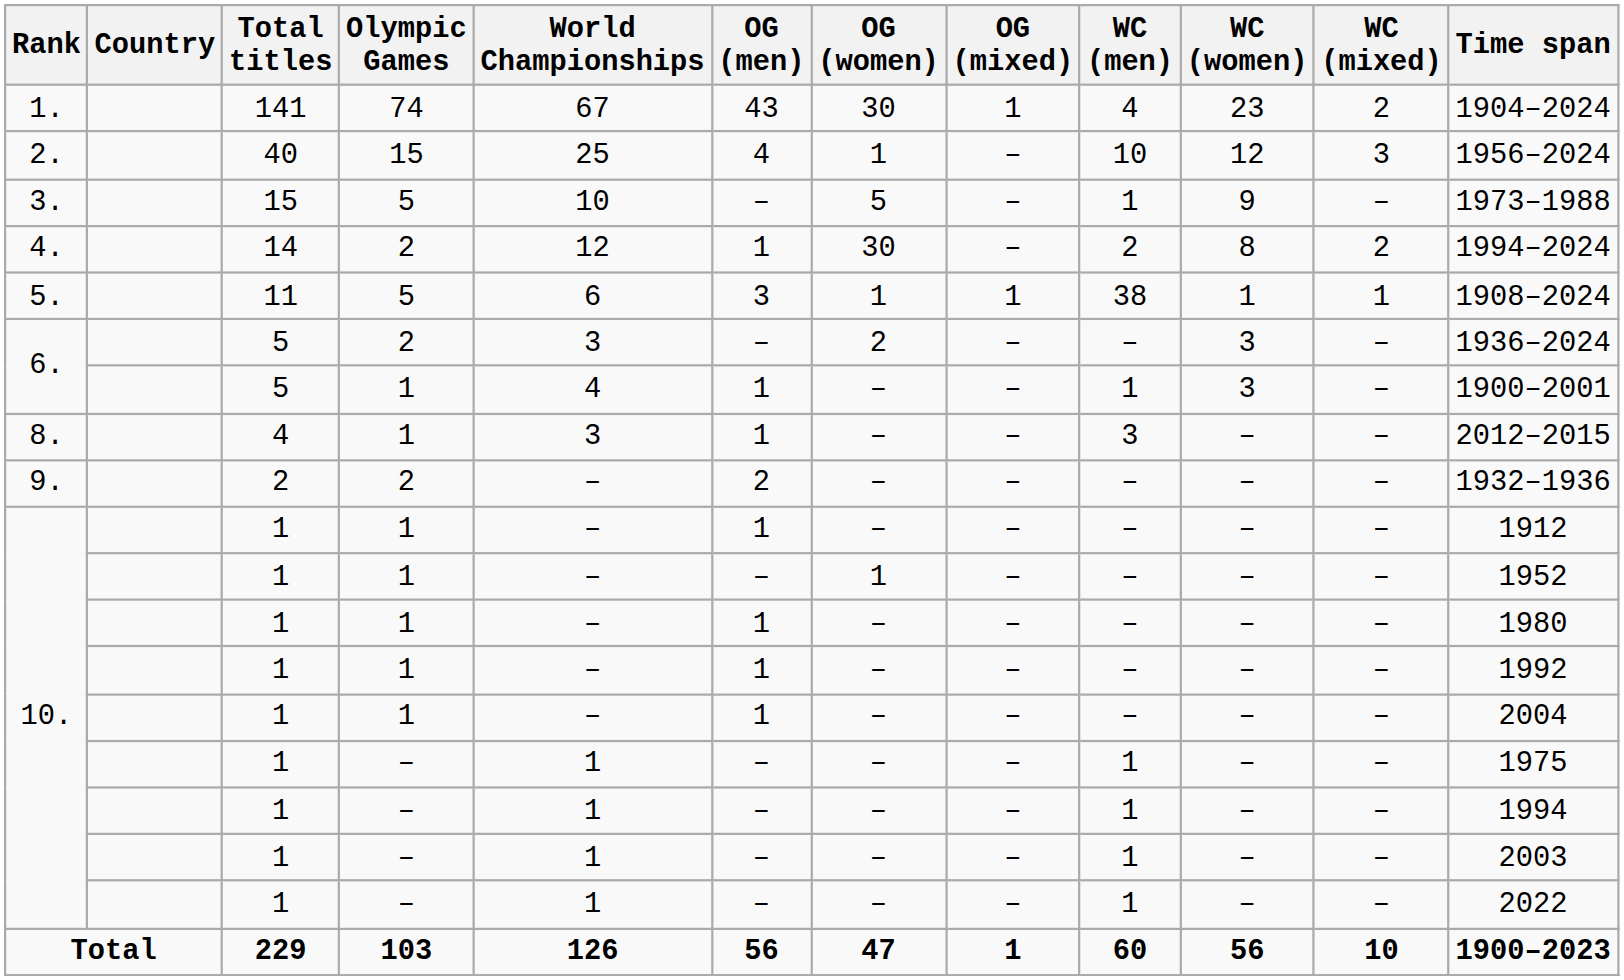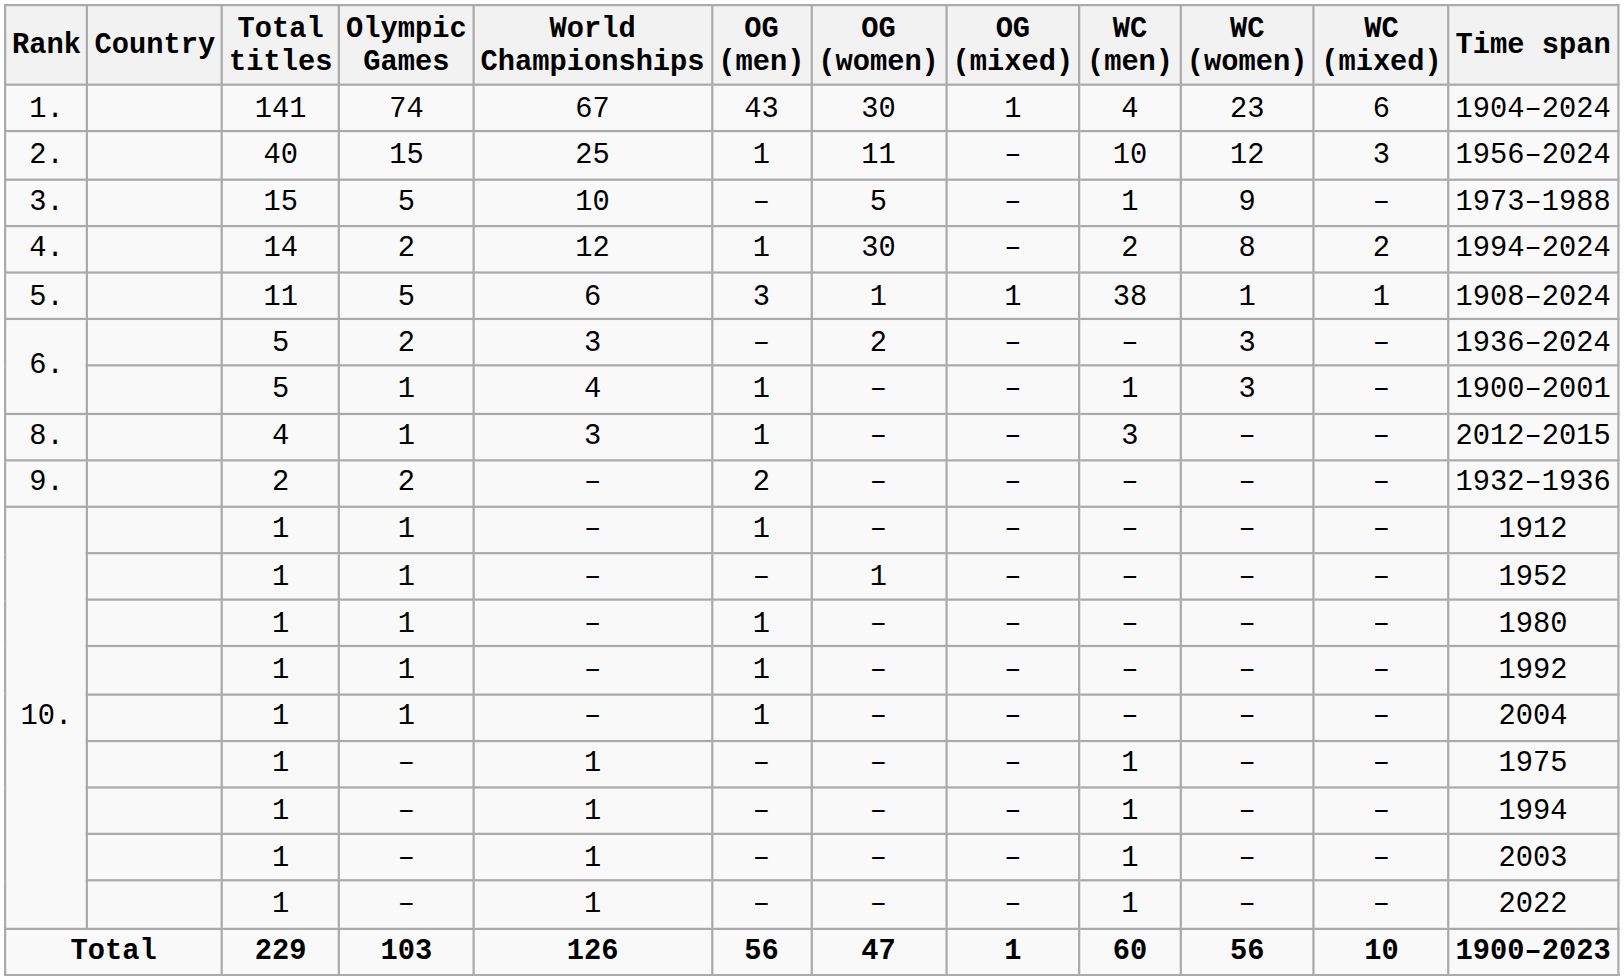(1381, 108) 2 -> (1381, 108) 6
(761, 155) 4 -> (761, 155) 1
(879, 155) 1 -> (879, 155) 11
